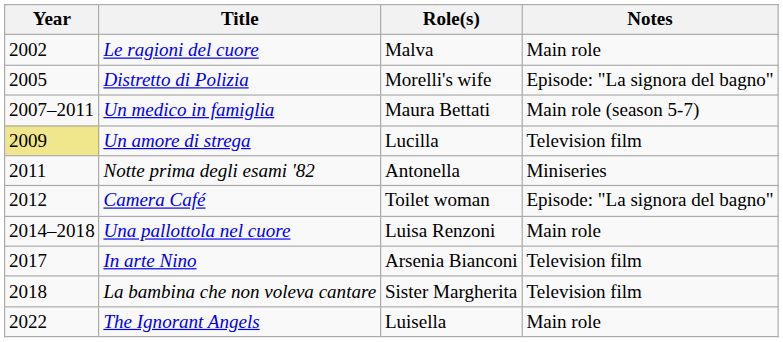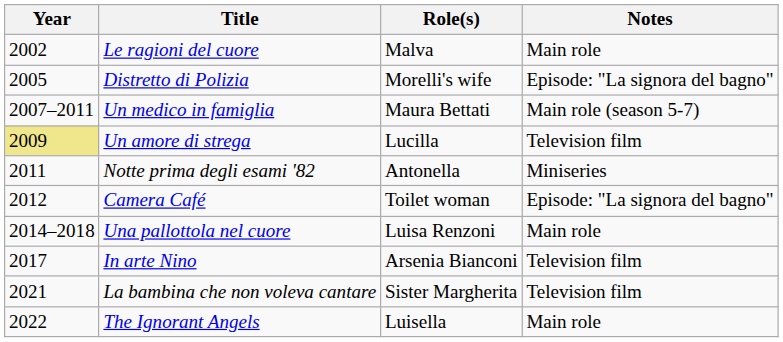(28, 291) 2018 -> (28, 291) 2021
